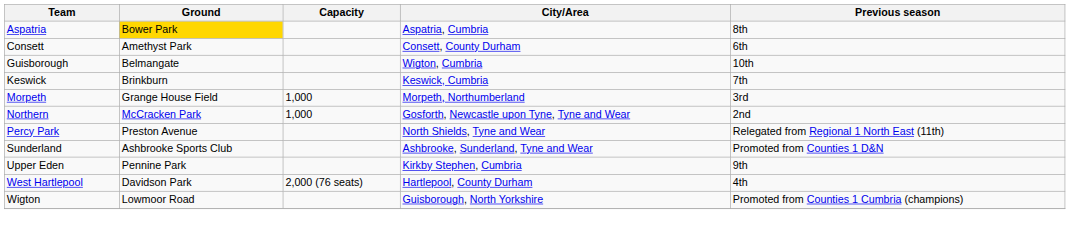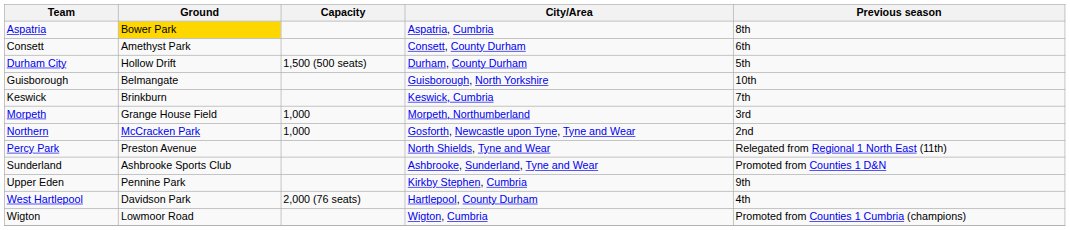+ row: (37, 64)
(442, 64) Wigton, Cumbria -> (478, 81) Guisborough, North Yorkshire
(473, 200) Guisborough, North Yorkshire -> (448, 217) Wigton, Cumbria
